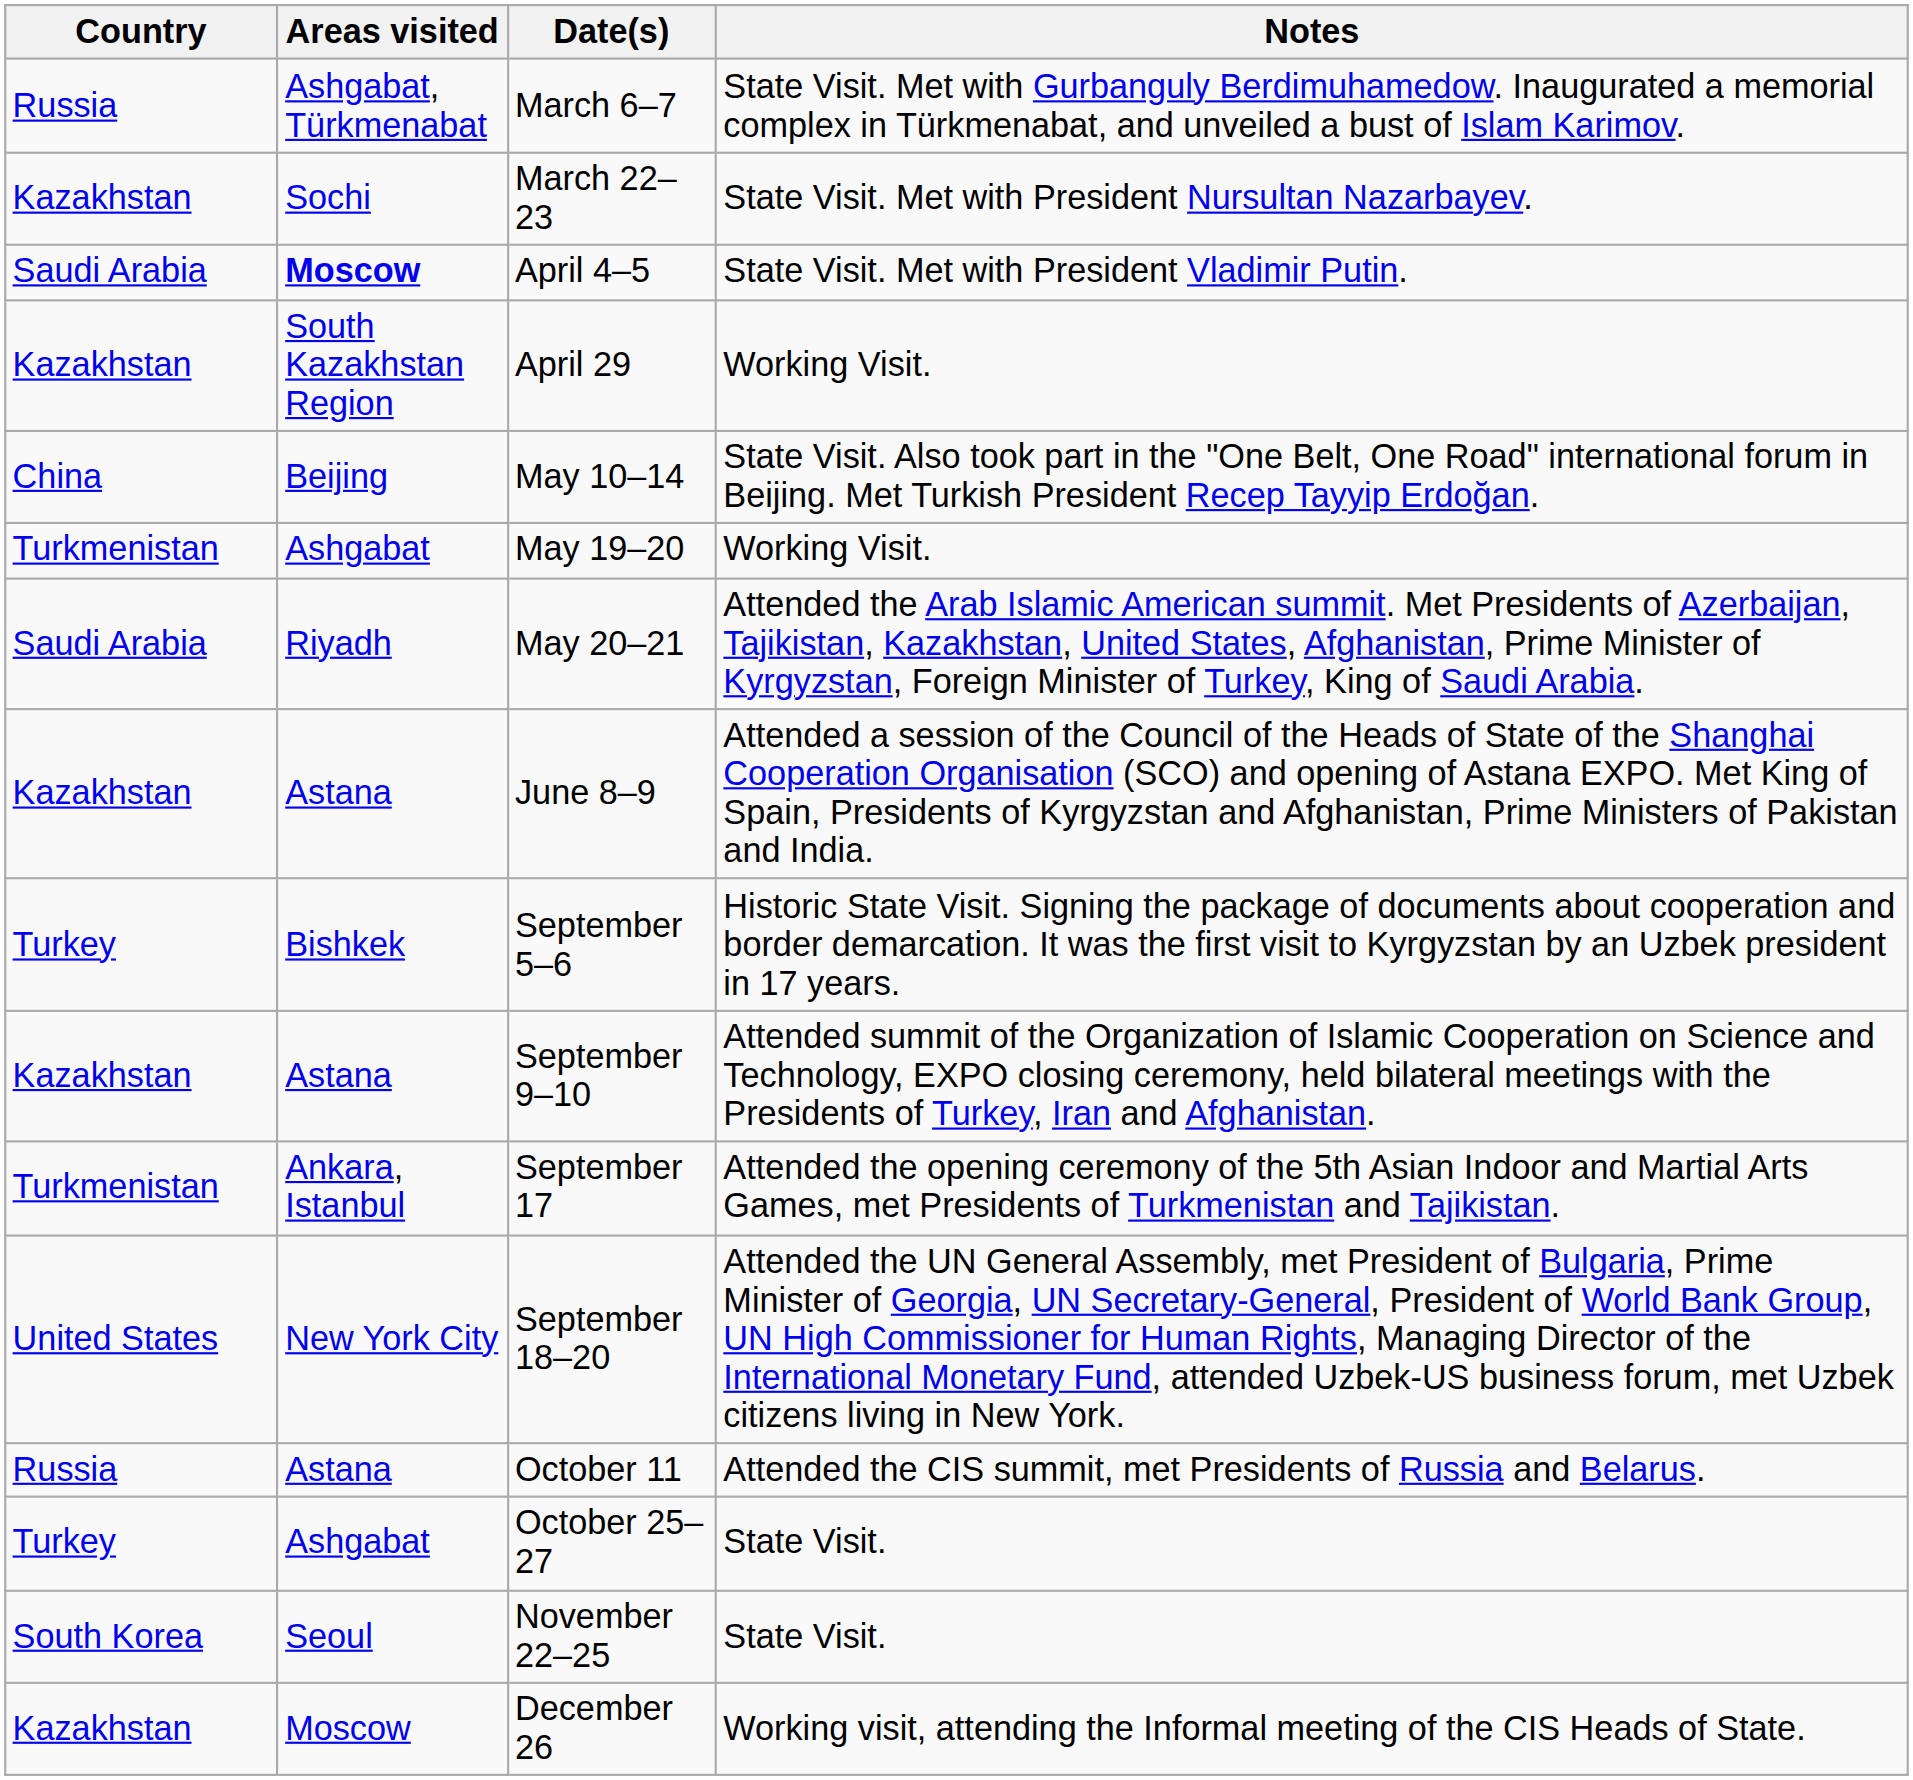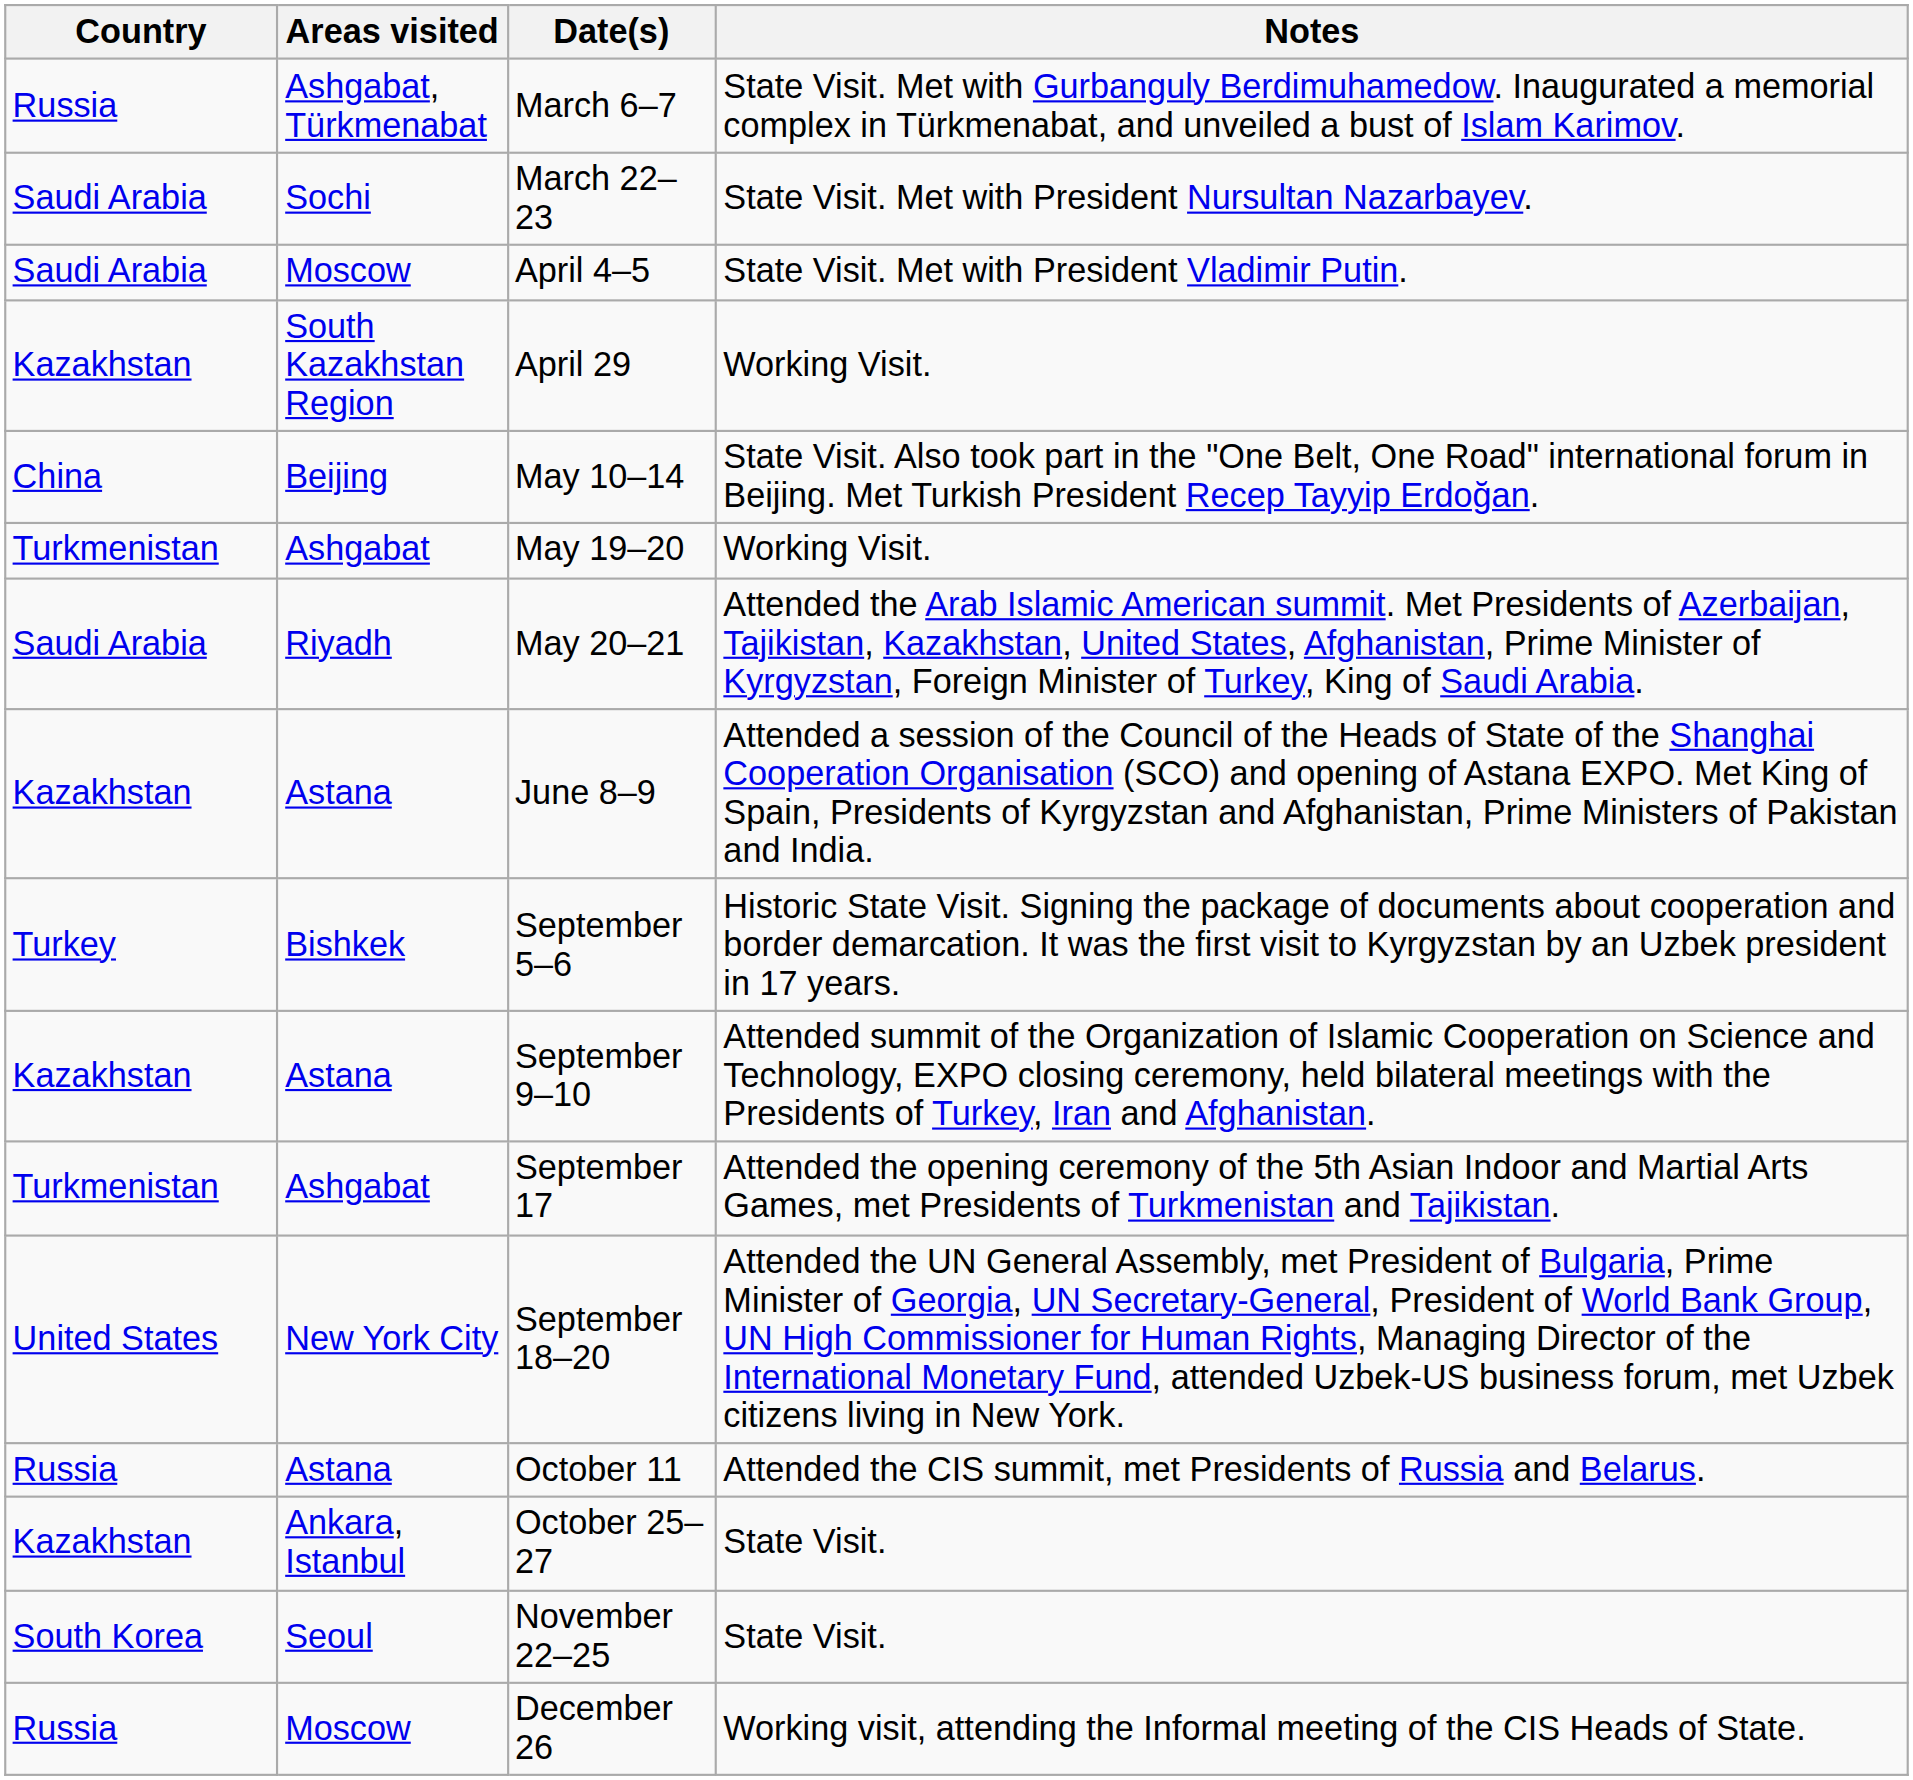(102, 198) Kazakhstan -> (110, 198) Saudi Arabia
(353, 271) bold -> (348, 271) normal
(345, 1187) Ankara, Istanbul -> (358, 1187) Ashgabat
(64, 1543) Turkey -> (102, 1543) Kazakhstan
(358, 1543) Ashgabat -> (345, 1543) Ankara, Istanbul
(102, 1728) Kazakhstan -> (65, 1728) Russia
